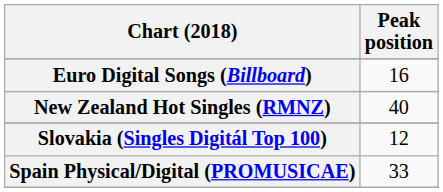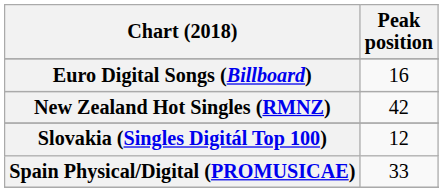(399, 107) 40 -> (399, 107) 42
